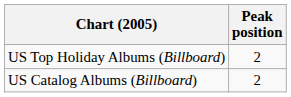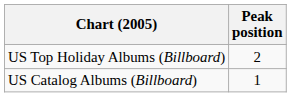(257, 80) 2 -> (257, 80) 1
